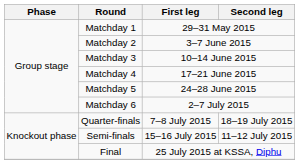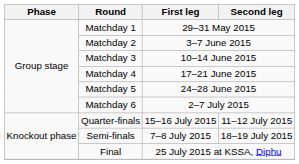(180, 120) 7–8 July 2015 -> (180, 120) 15–16 July 2015
(257, 120) 18–19 July 2015 -> (257, 120) 11–12 July 2015
(180, 136) 15–16 July 2015 -> (180, 136) 7–8 July 2015
(257, 136) 11–12 July 2015 -> (257, 136) 18–19 July 2015
